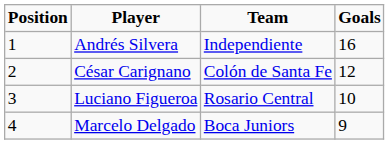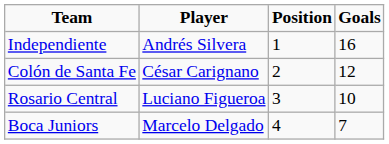columns swapped: (38, 17) <-> (268, 17)
(343, 125) 9 -> (343, 125) 7
